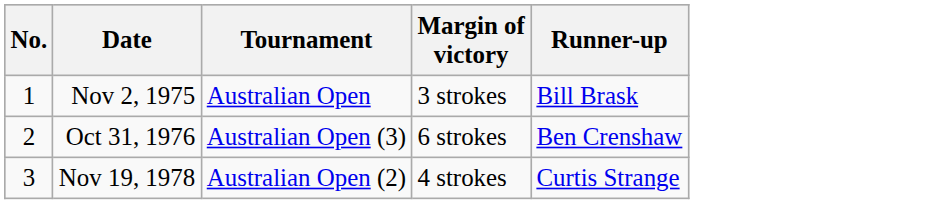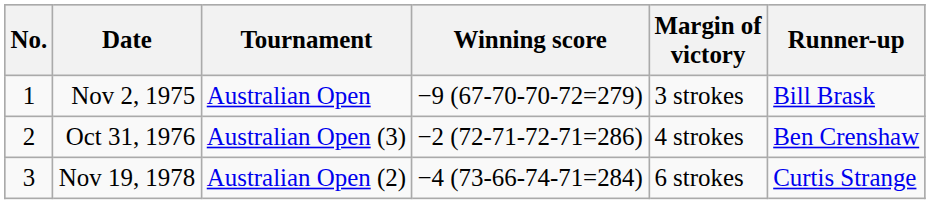+ column: (530, 39)
(462, 136) 6 strokes -> (699, 136) 4 strokes
(462, 178) 4 strokes -> (699, 178) 6 strokes
